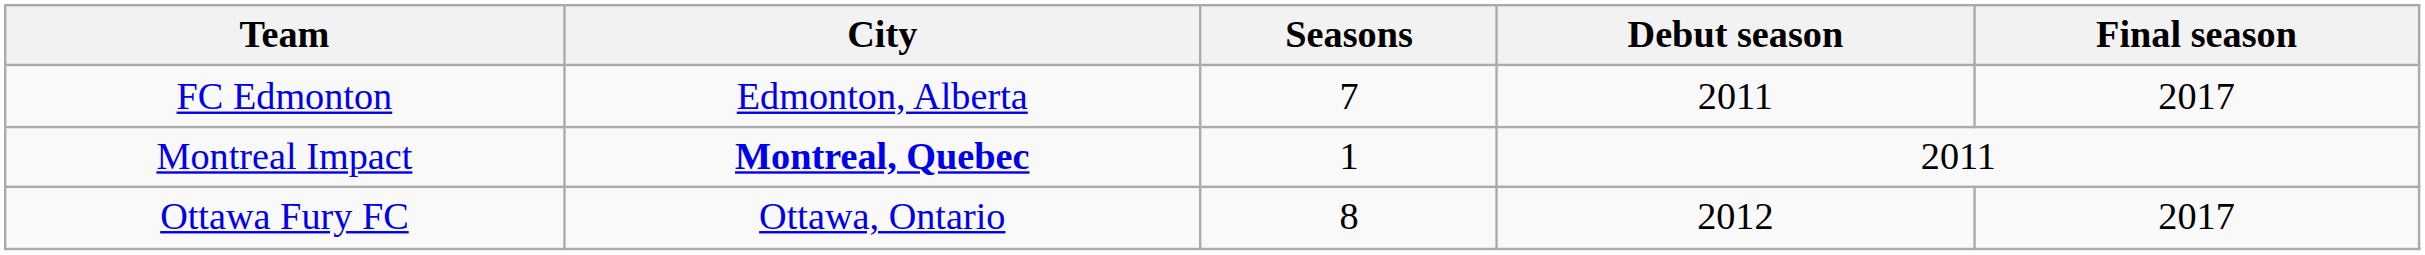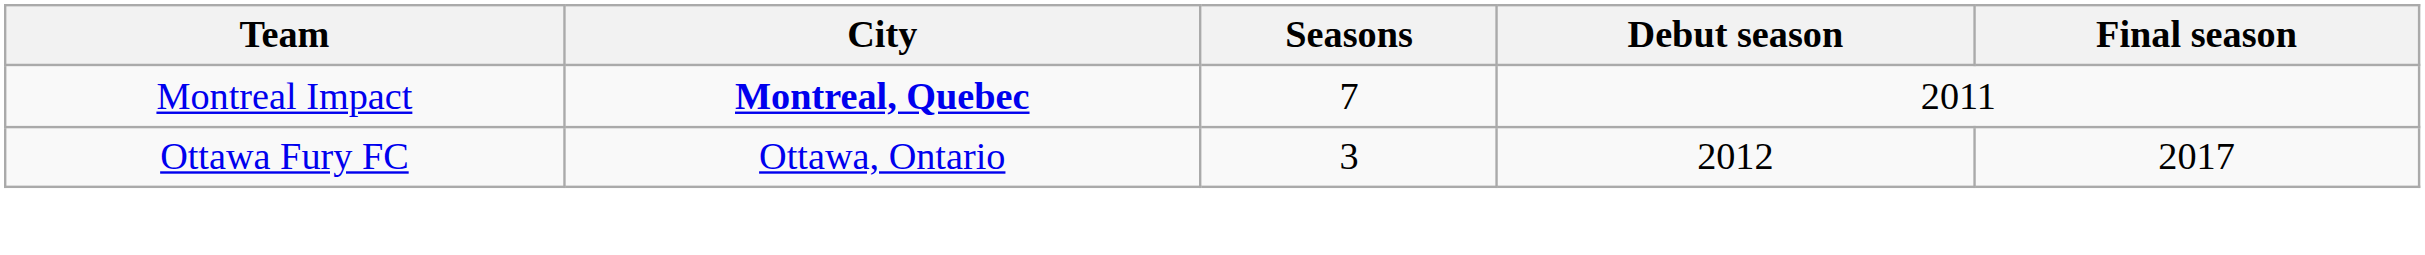- row: (284, 95)
(1349, 156) 1 -> (1349, 95) 7
(1349, 216) 8 -> (1349, 156) 3
